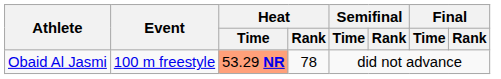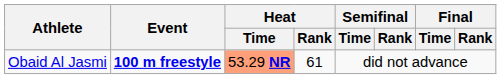(164, 62) normal -> (167, 62) bold
(309, 62) 78 -> (315, 62) 61
